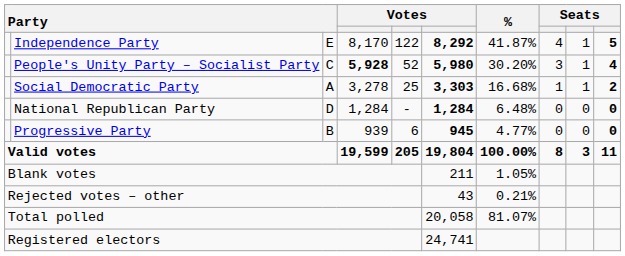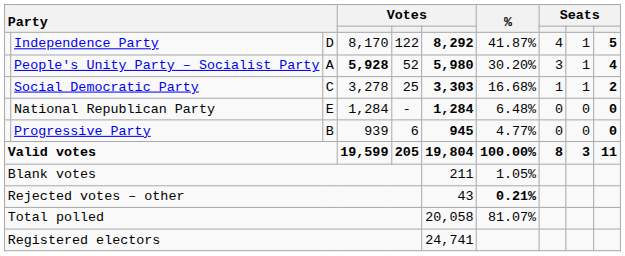(330, 44) E -> (330, 44) D
(330, 65) C -> (330, 65) A
(330, 87) A -> (330, 87) C
(330, 109) D -> (330, 109) E
(516, 196) normal -> (516, 196) bold
